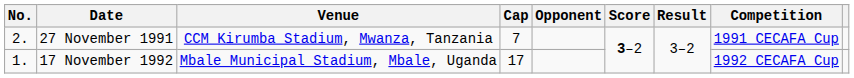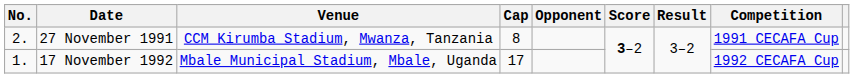(516, 39) 7 -> (516, 39) 8
